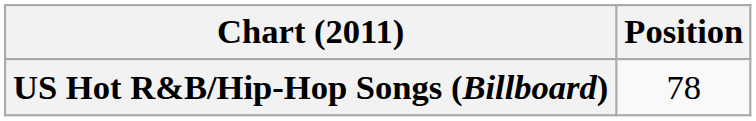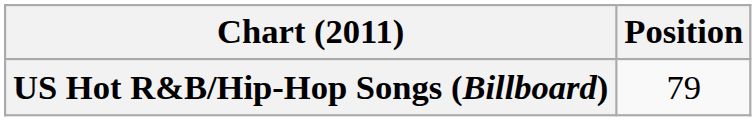(684, 86) 78 -> (684, 86) 79
